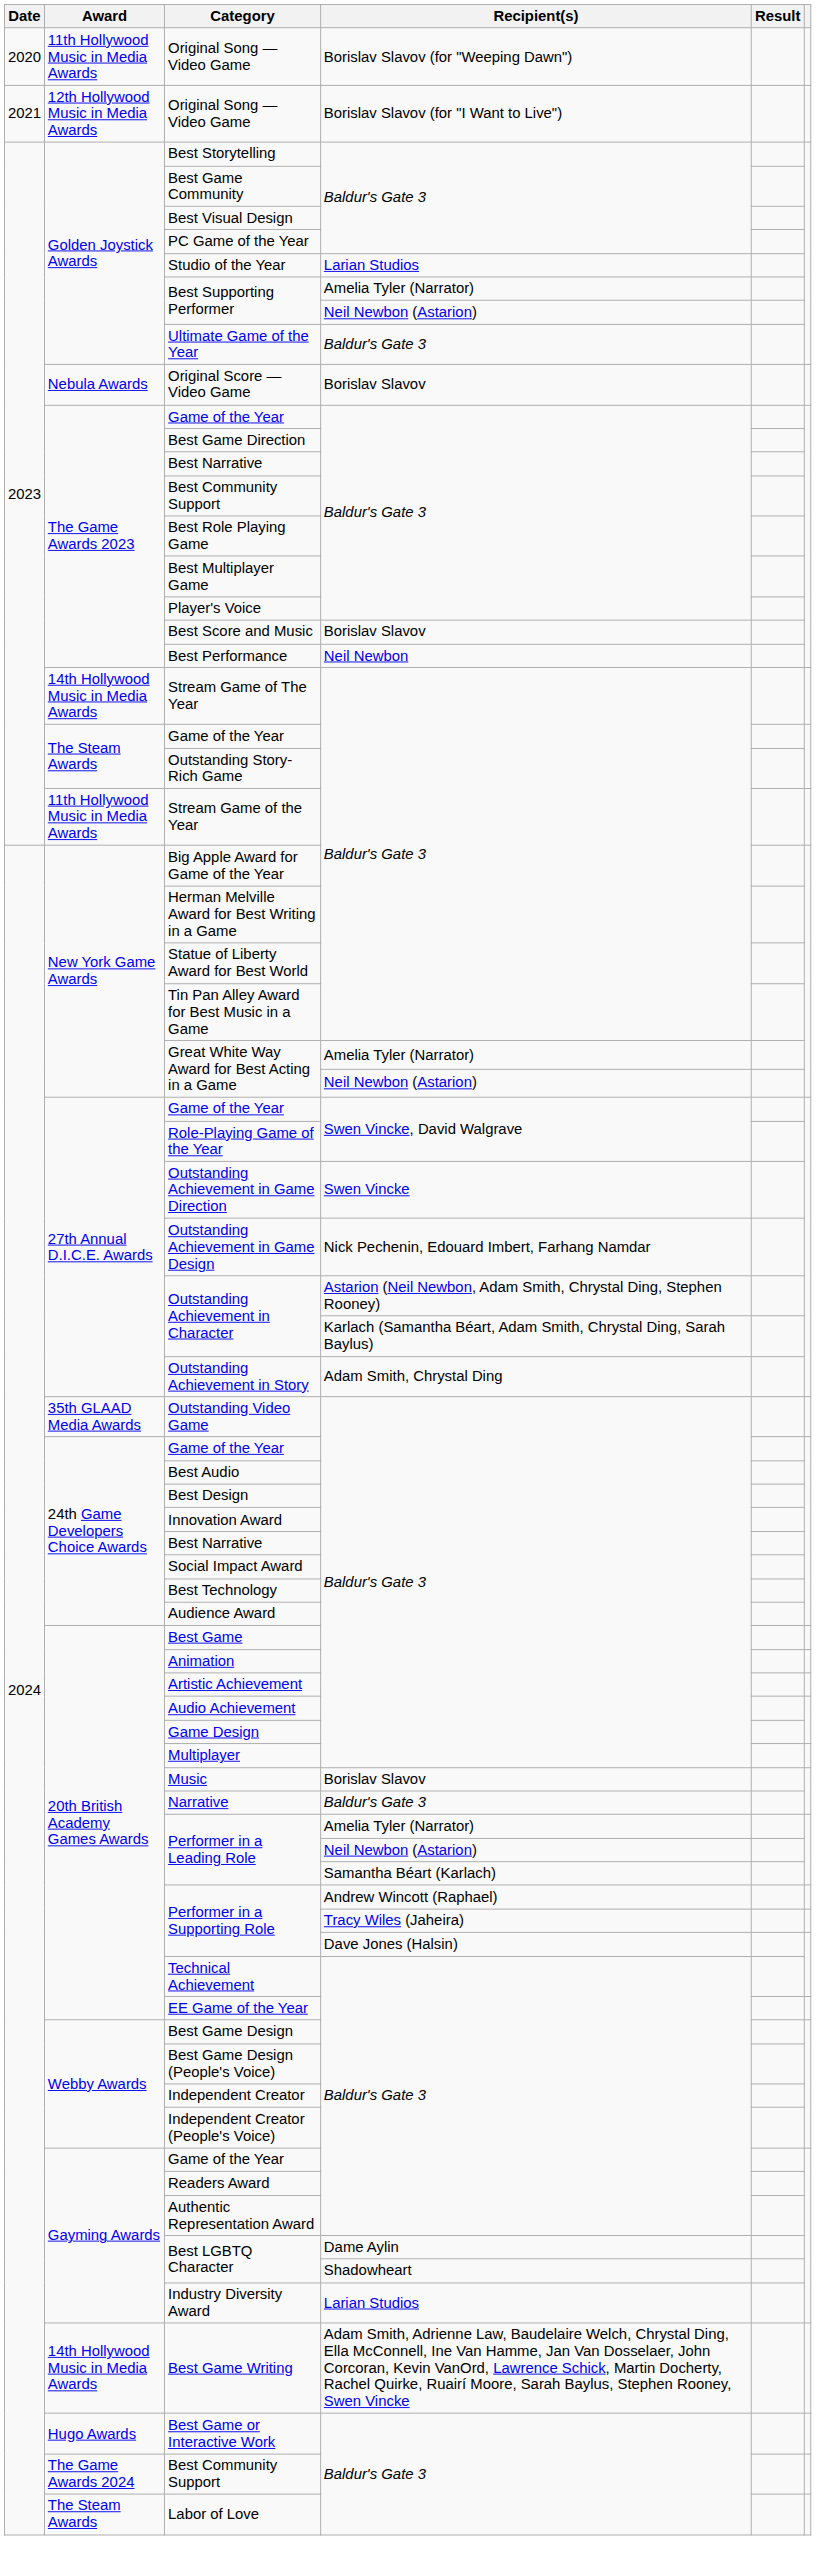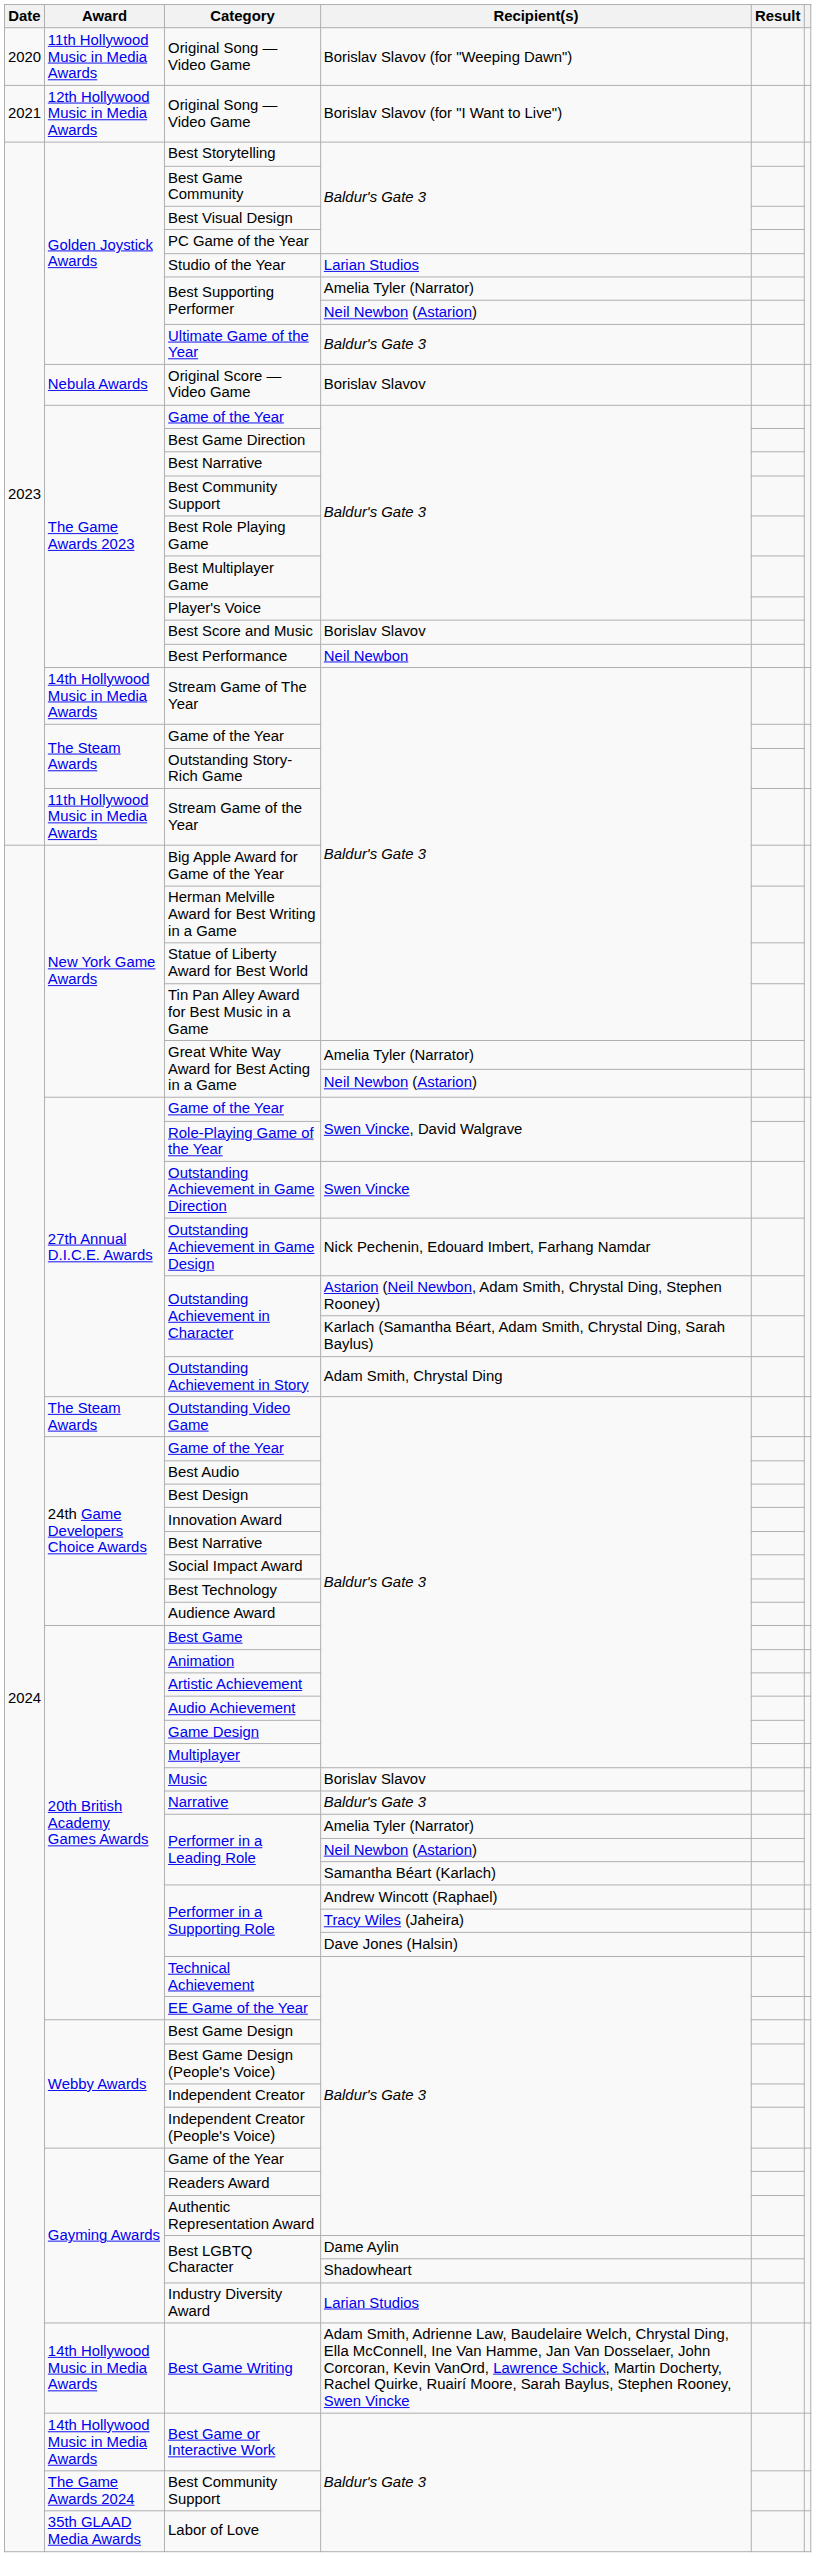(94, 1416) 35th GLAAD Media Awards -> (84, 1416) The Steam Awards
(92, 2433) Hugo Awards -> (99, 2442) 14th Hollywood Music in Media Awards
(84, 2514) The Steam Awards -> (94, 2531) 35th GLAAD Media Awards
